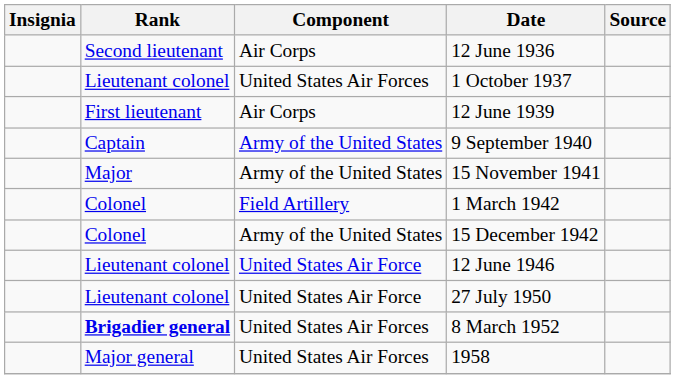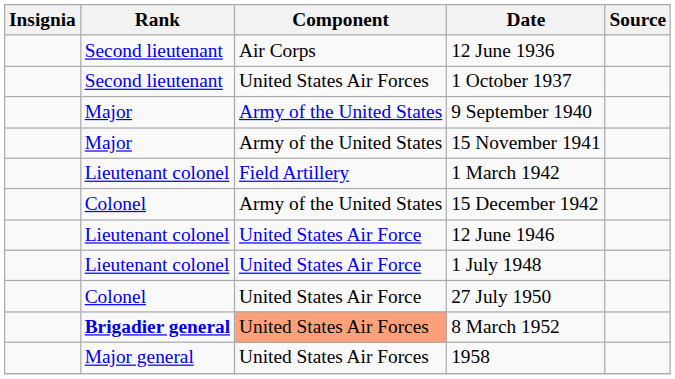(157, 81) Lieutenant colonel -> (154, 81) Second lieutenant
- row: (503, 111)
(115, 142) Captain -> (108, 111) Major
(115, 204) Colonel -> (157, 173) Lieutenant colonel
+ row: (496, 265)
(157, 296) Lieutenant colonel -> (115, 296) Colonel
(334, 326) no background -> (334, 326) lightsalmon background
